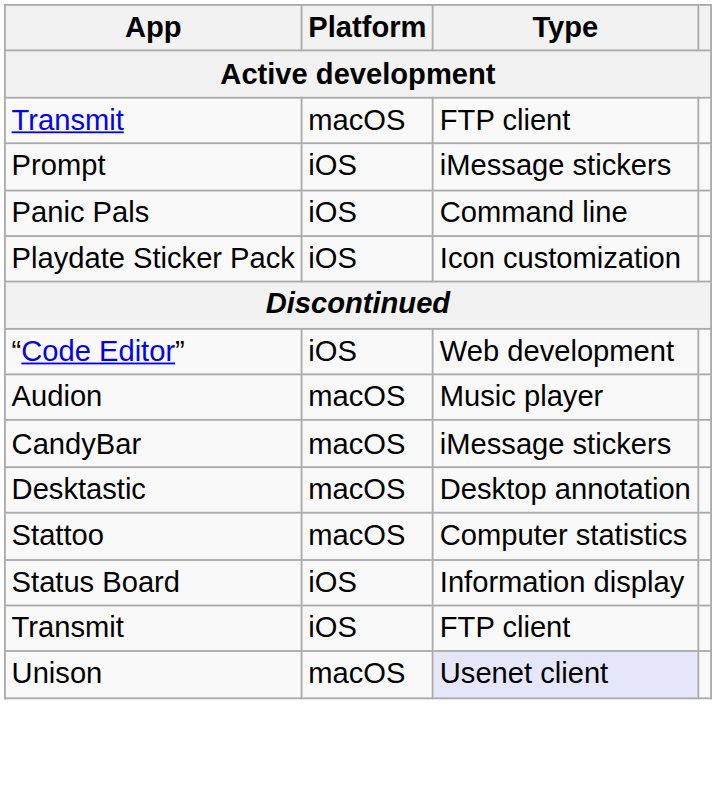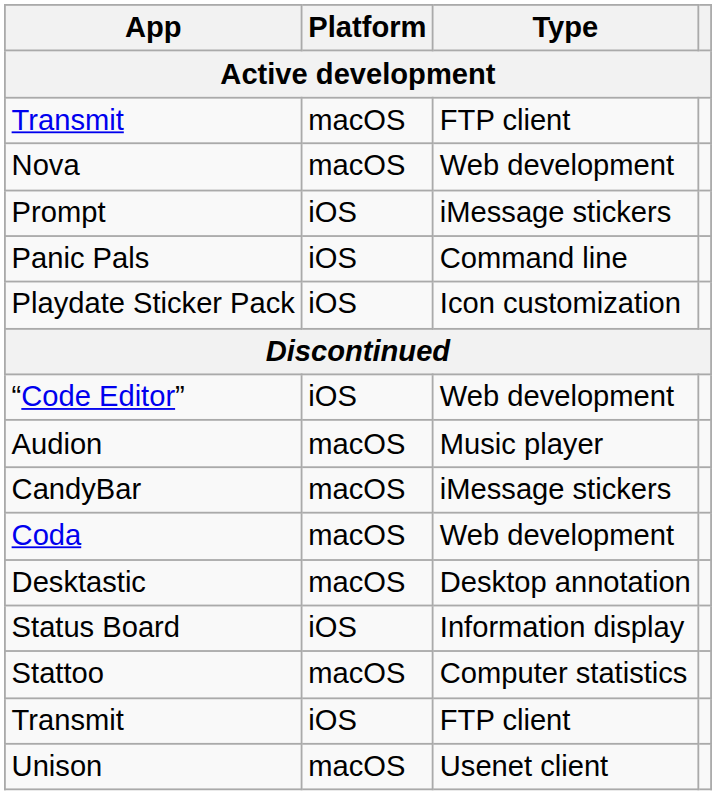+ row: (46, 166)
+ row: (46, 535)
rows swapped: (58, 535) <-> (96, 581)
(524, 674) lavender background -> (524, 766) no background
